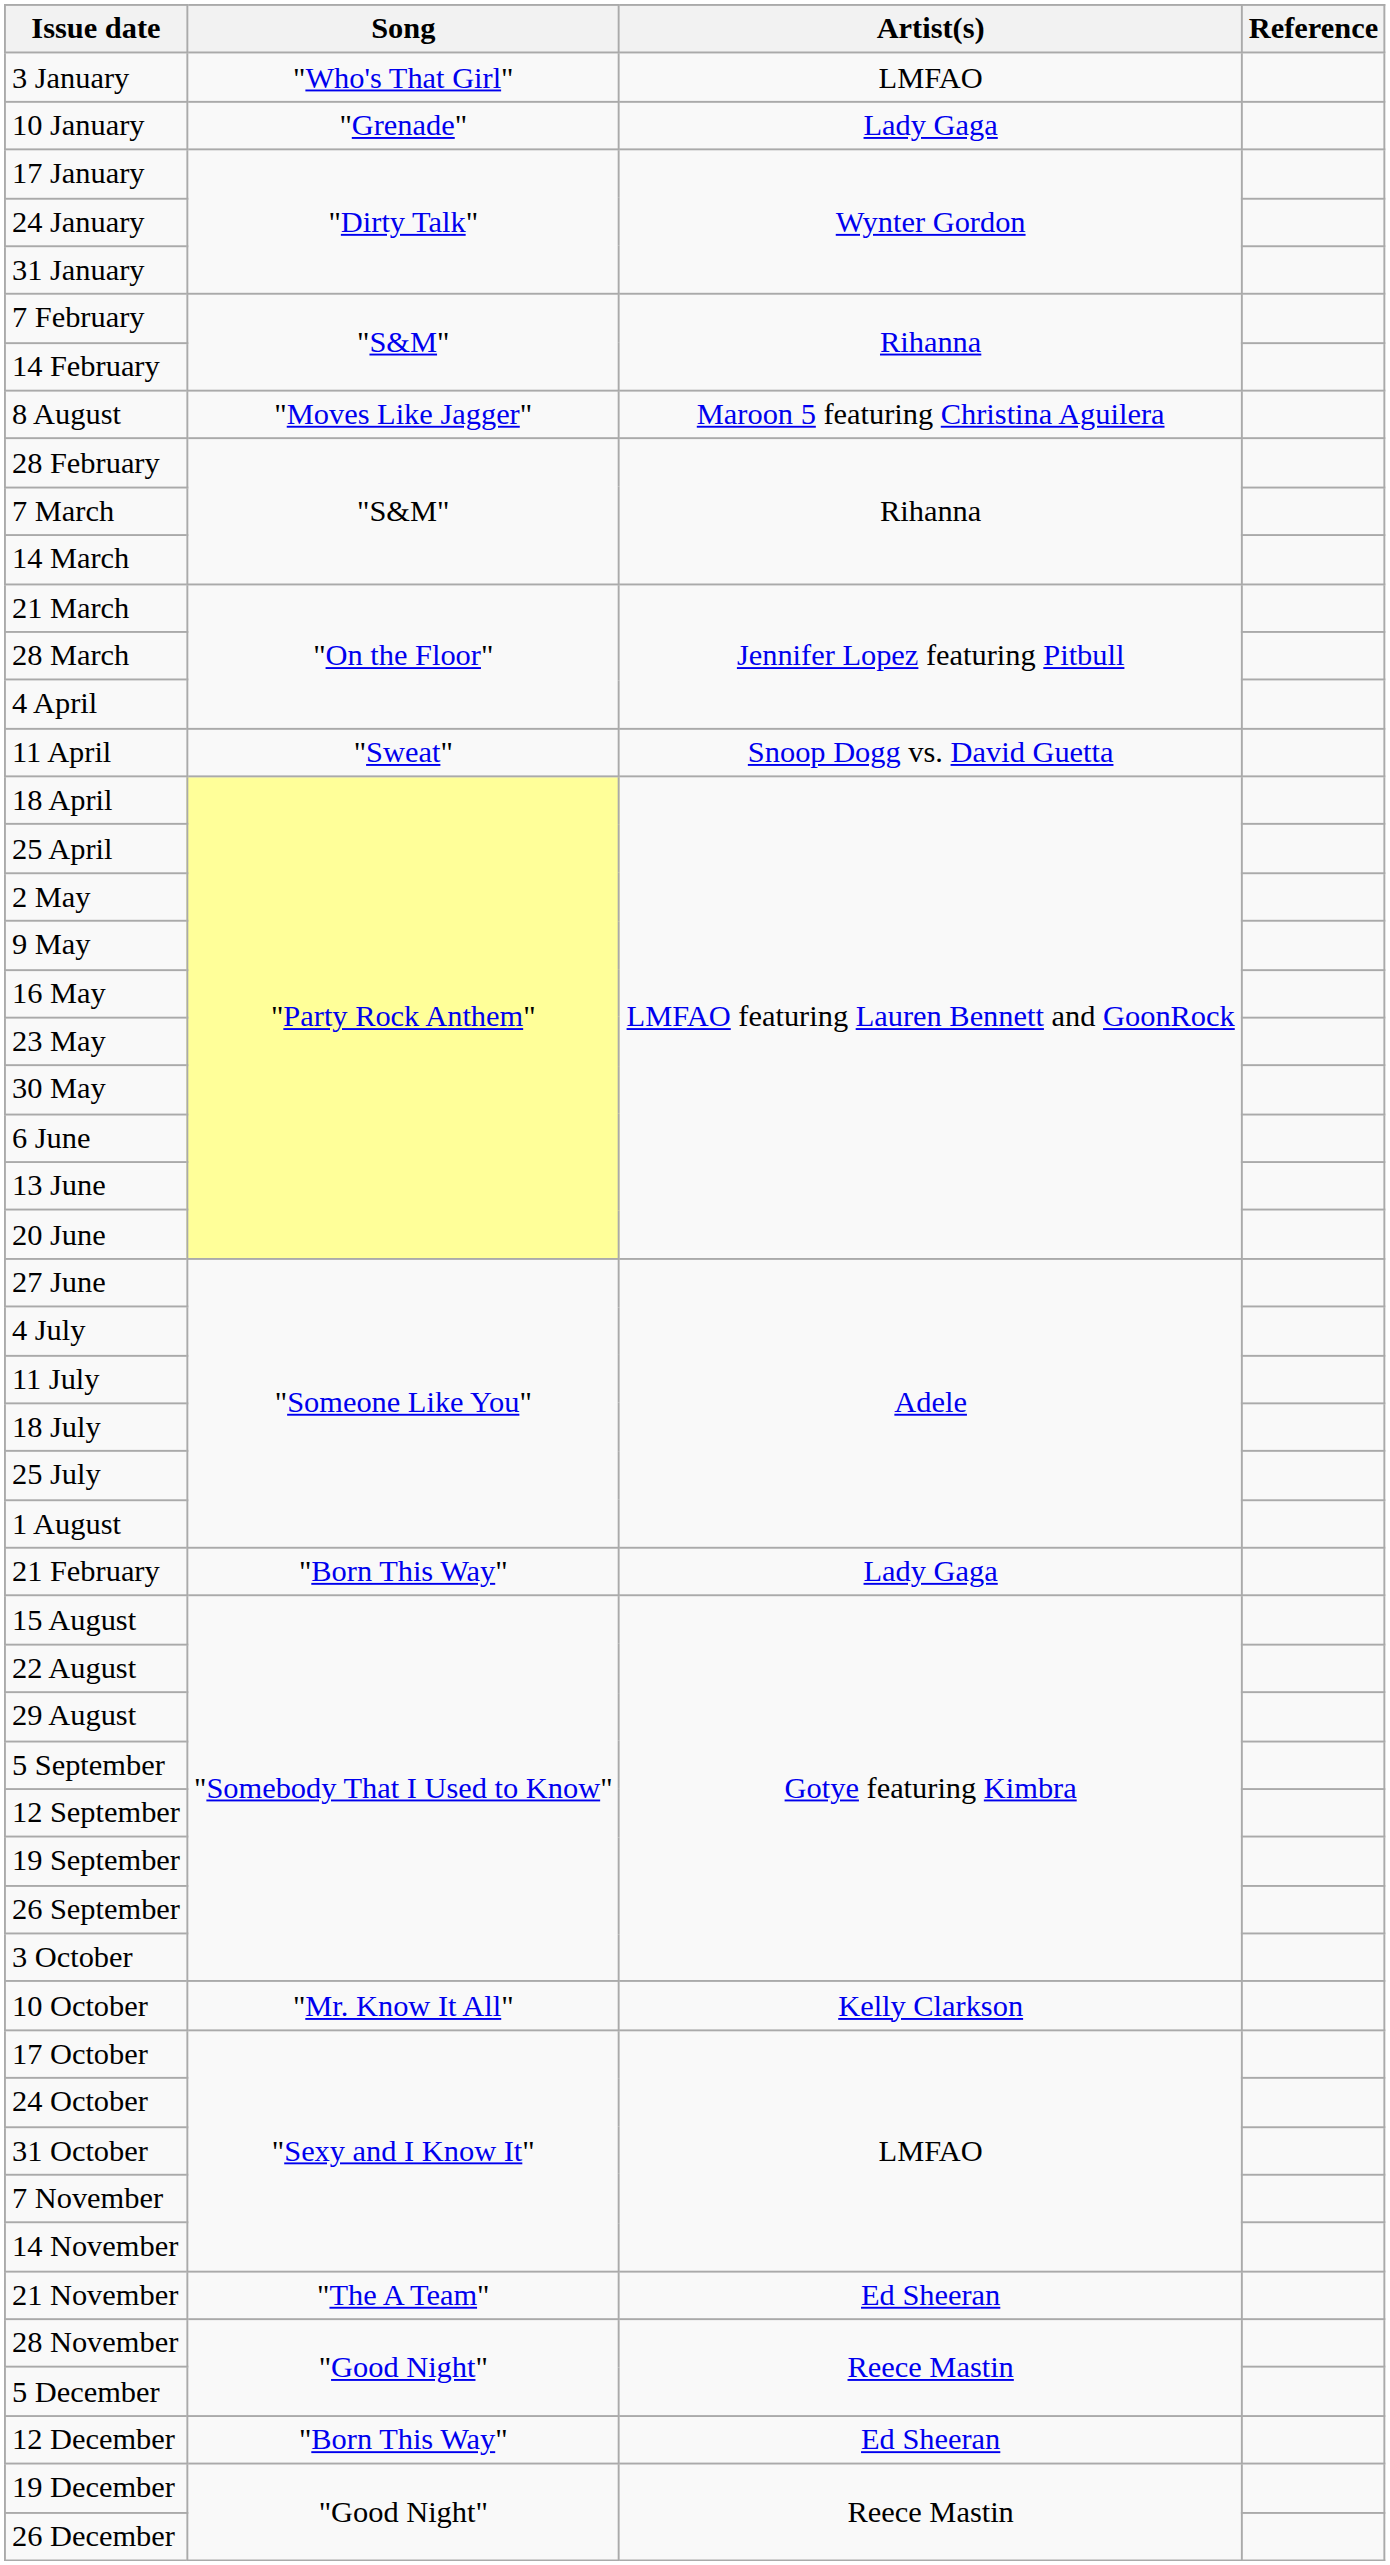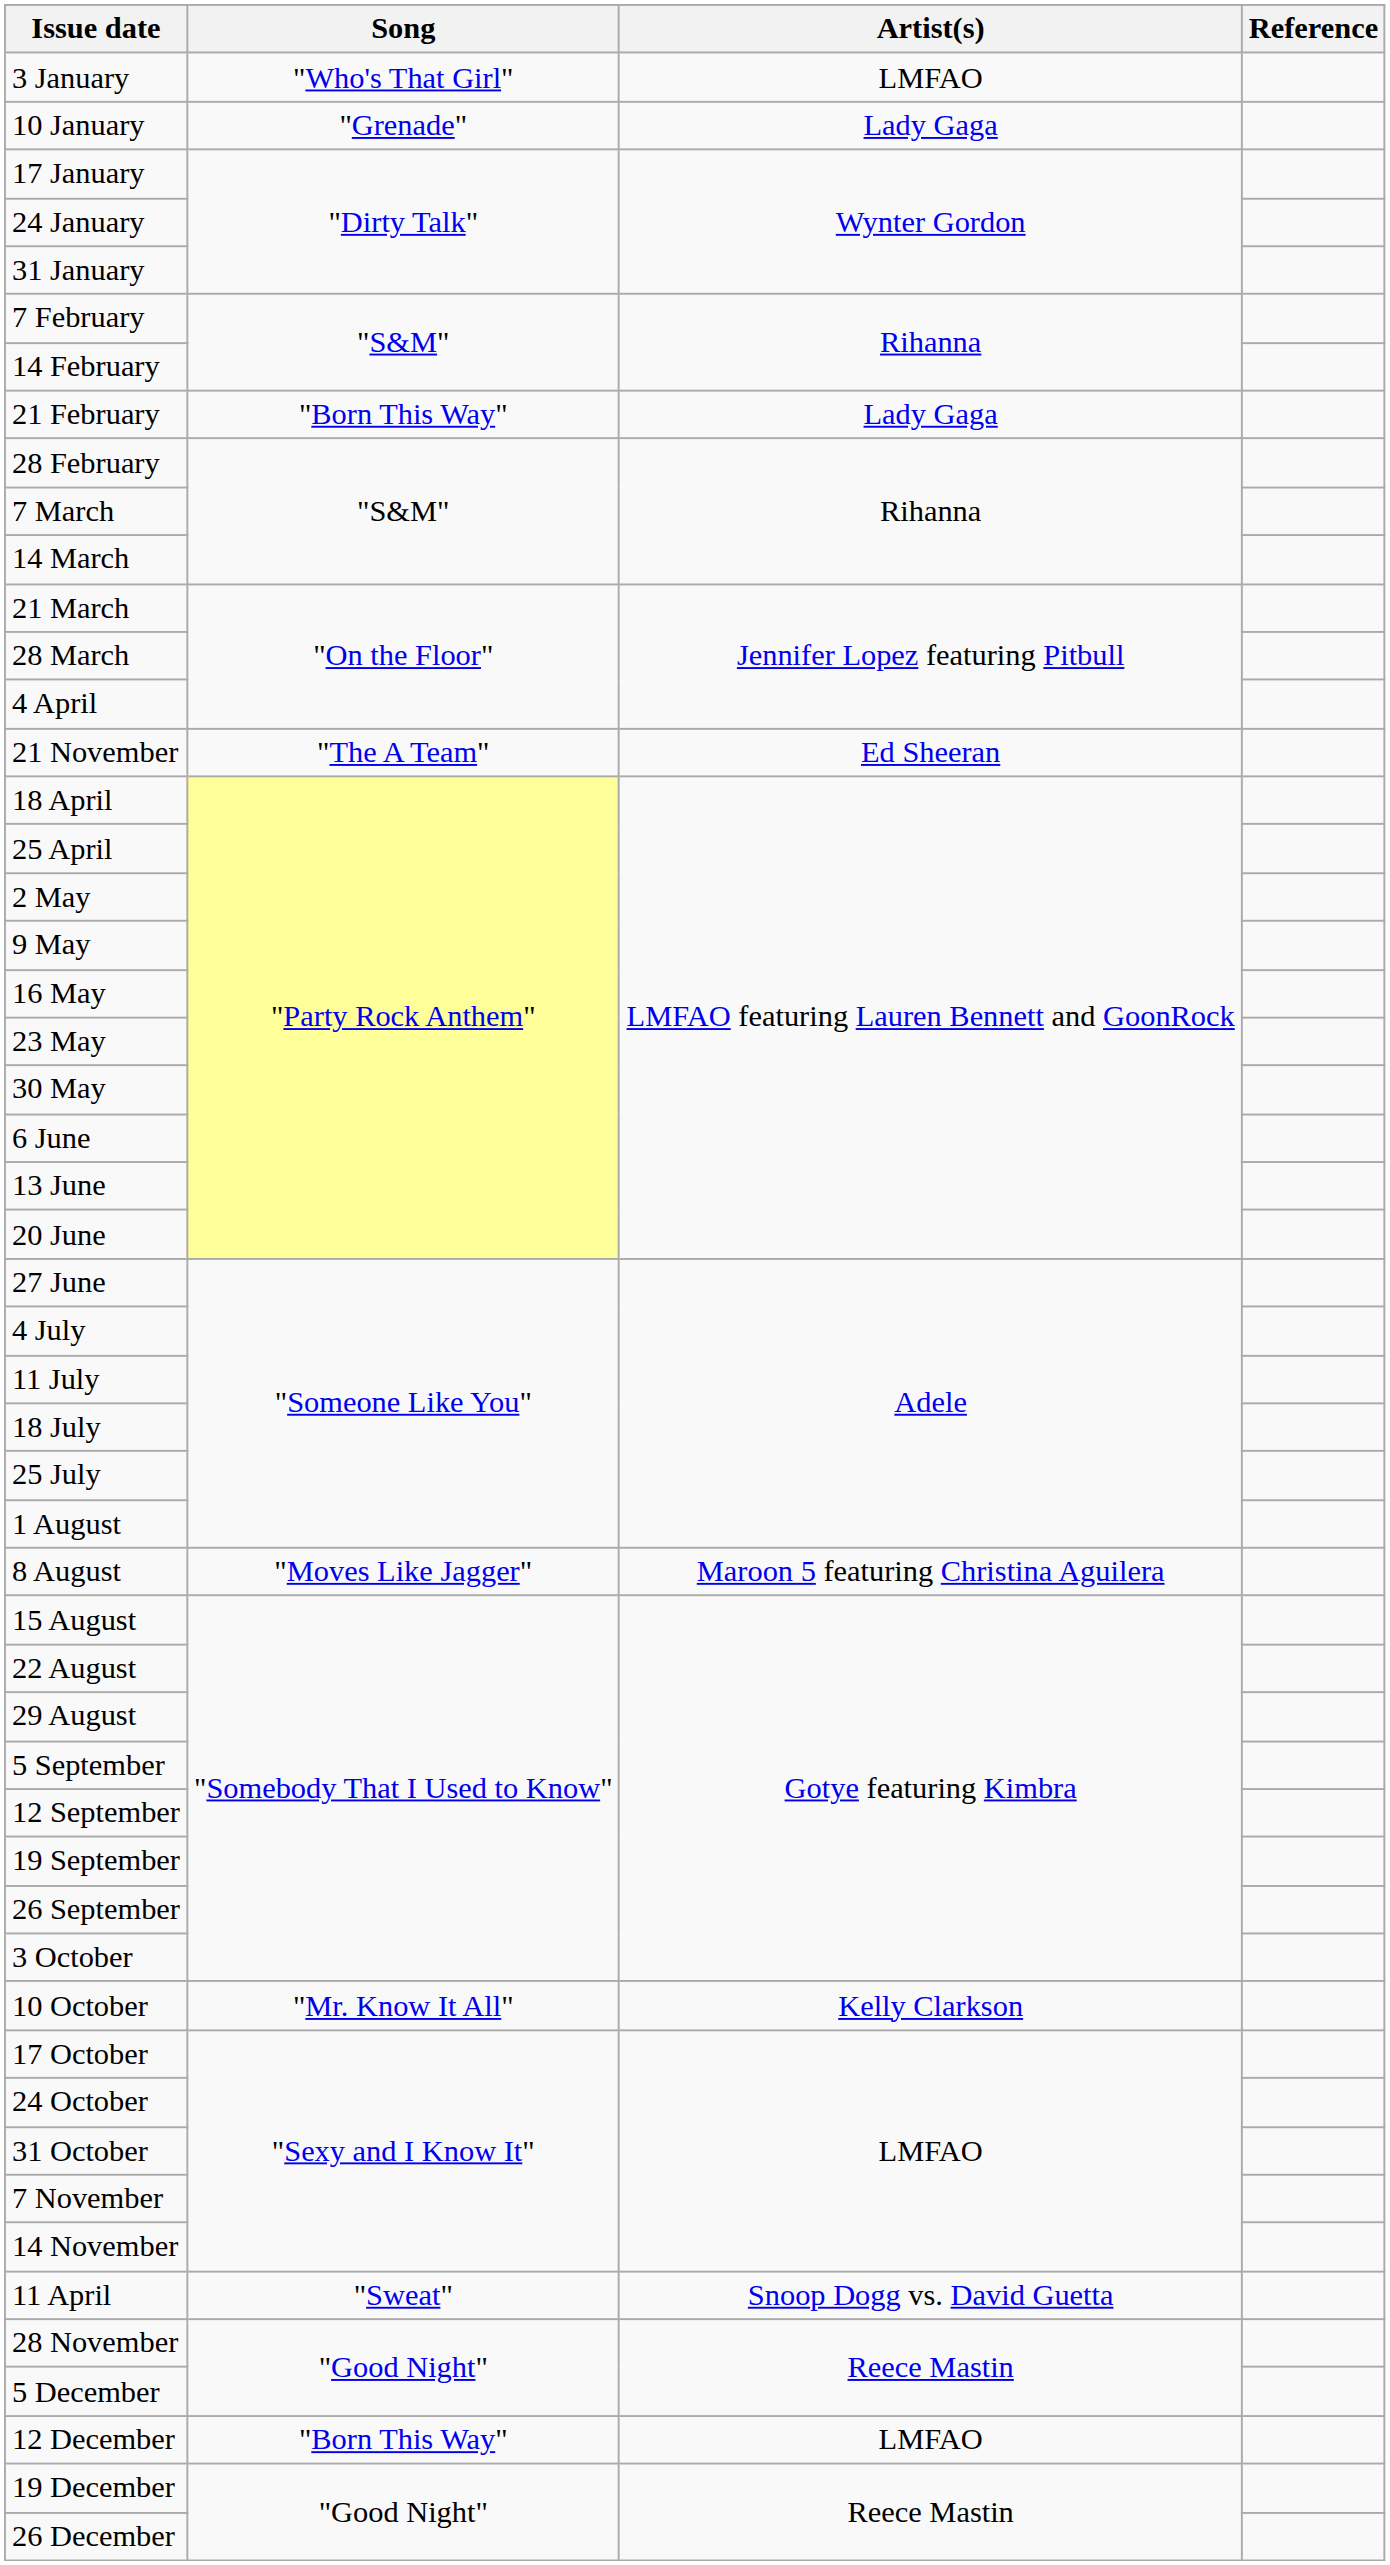rows swapped: (86, 1571) <-> (66, 414)
rows swapped: (62, 751) <-> (95, 2294)
(931, 2439) Ed Sheeran -> (931, 2439) LMFAO
